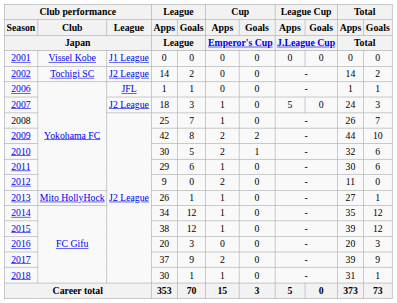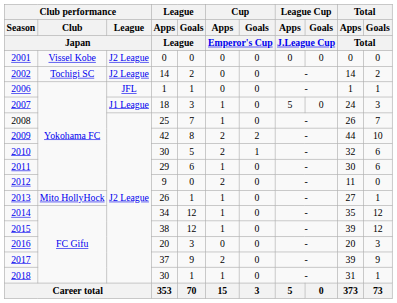(129, 58) J1 League -> (129, 58) J2 League
(129, 105) J2 League -> (129, 105) J1 League
